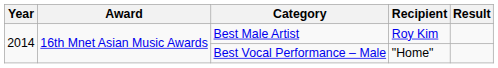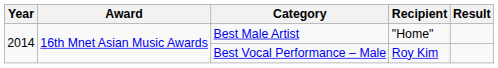(415, 33) Roy Kim -> (413, 33) "Home"
(413, 53) "Home" -> (415, 53) Roy Kim
